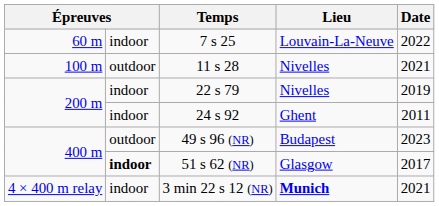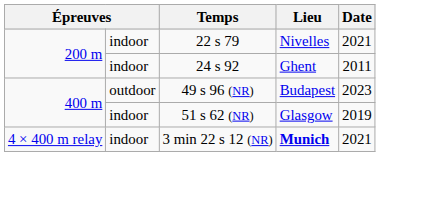- row: (218, 41)
- row: (218, 66)
(416, 90) 2019 -> (357, 41) 2021
(130, 164) bold -> (129, 115) normal
(416, 164) 2017 -> (357, 115) 2019
